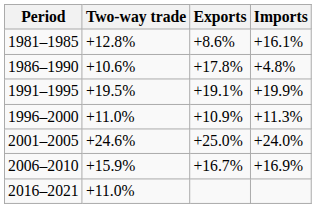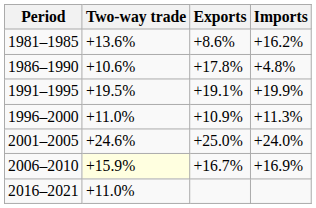(111, 41) +12.8% -> (111, 41) +13.6%
(278, 41) +16.1% -> (278, 41) +16.2%
(111, 166) no background -> (111, 166) lightyellow background
